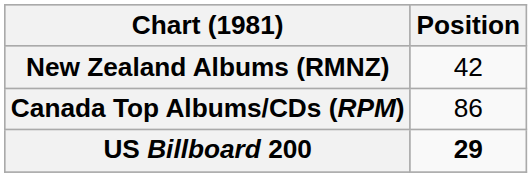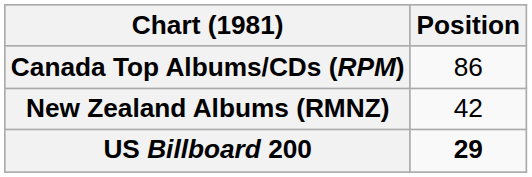rows swapped: (208, 108) <-> (208, 66)
